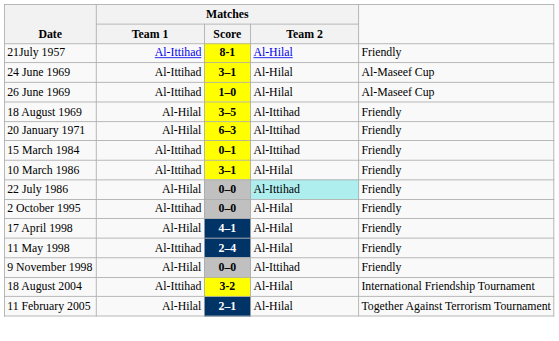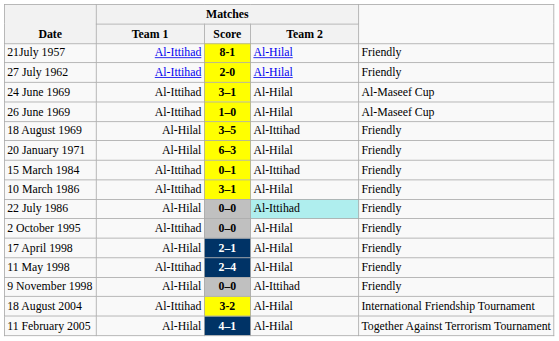+ row: (38, 73)
(277, 131) Al-Ittihad -> (273, 150) Al-Hilal
(227, 228) 4–1 -> (227, 248) 2–1
(227, 306) 2–1 -> (227, 326) 4–1
